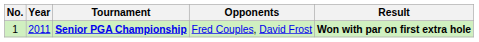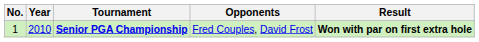(39, 29) 2011 -> (40, 29) 2010
